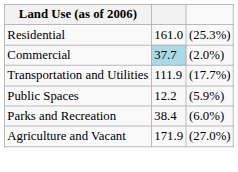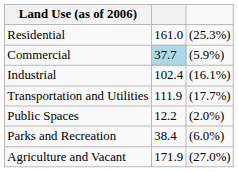(207, 55) (2.0%) -> (207, 55) (5.9%)
+ row: (32, 75)
(207, 95) (5.9%) -> (207, 116) (2.0%)
